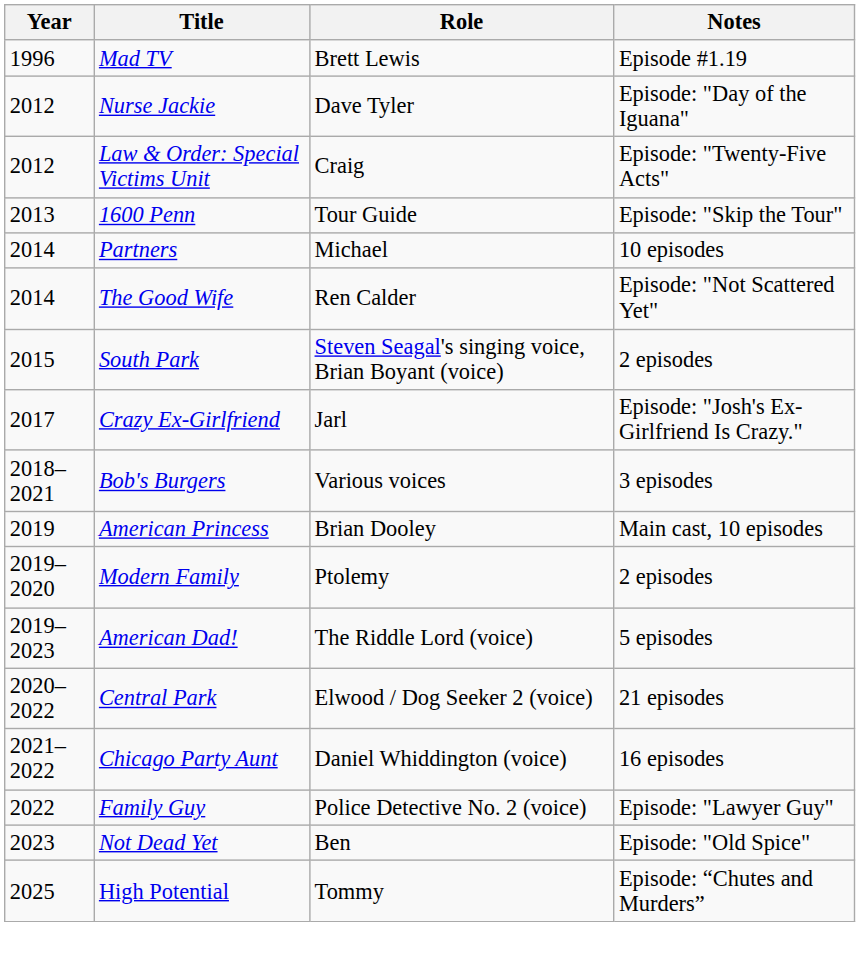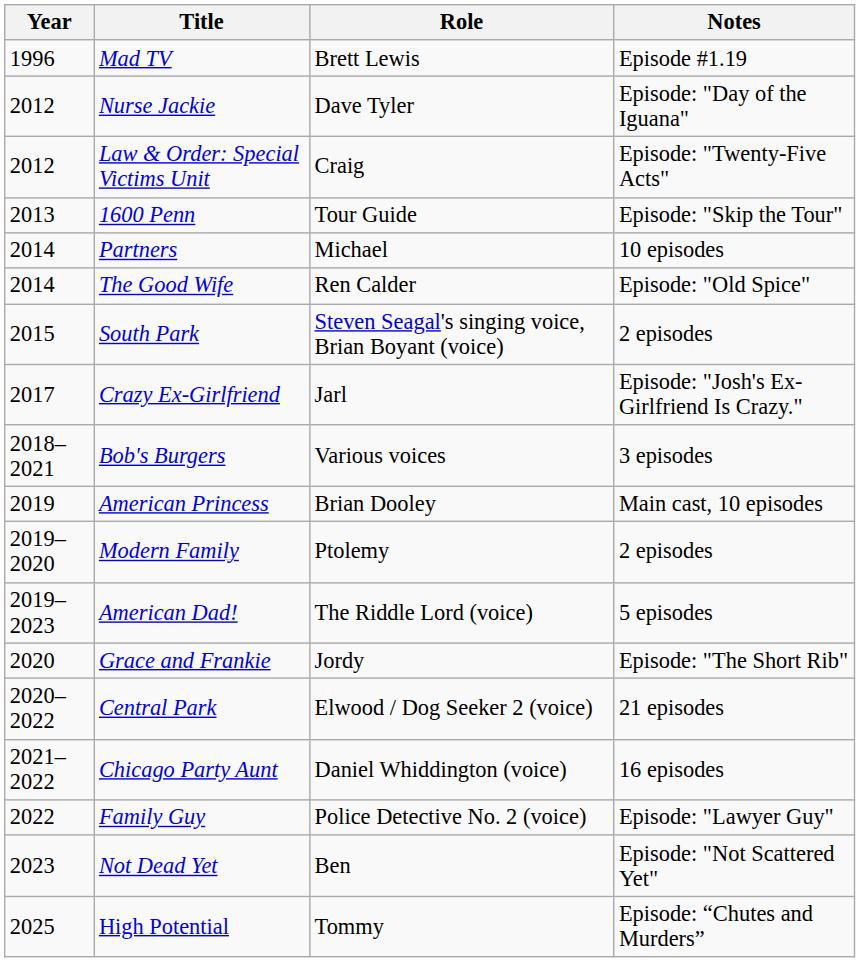(727, 298) Episode: "Not Scattered Yet" -> (715, 285) Episode: "Old Spice"
+ row: (185, 660)
(715, 842) Episode: "Old Spice" -> (727, 865) Episode: "Not Scattered Yet"
